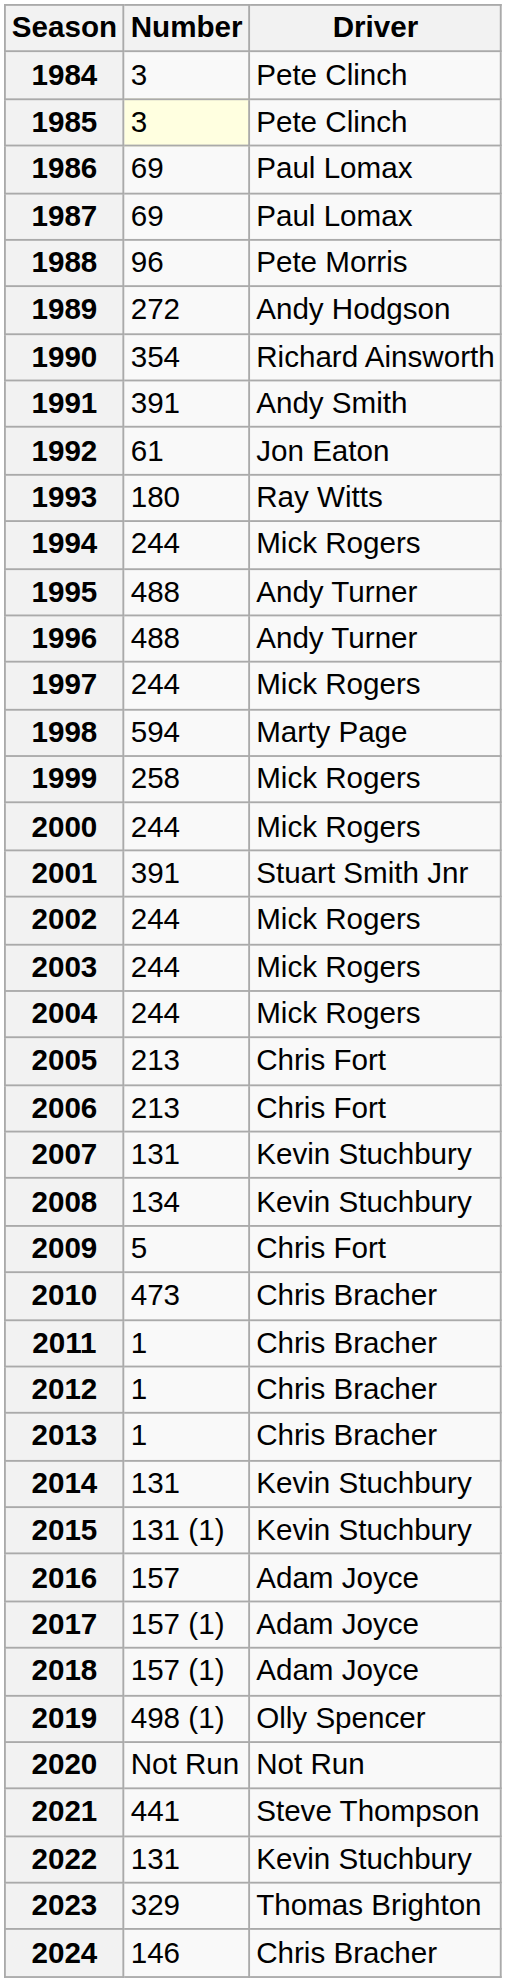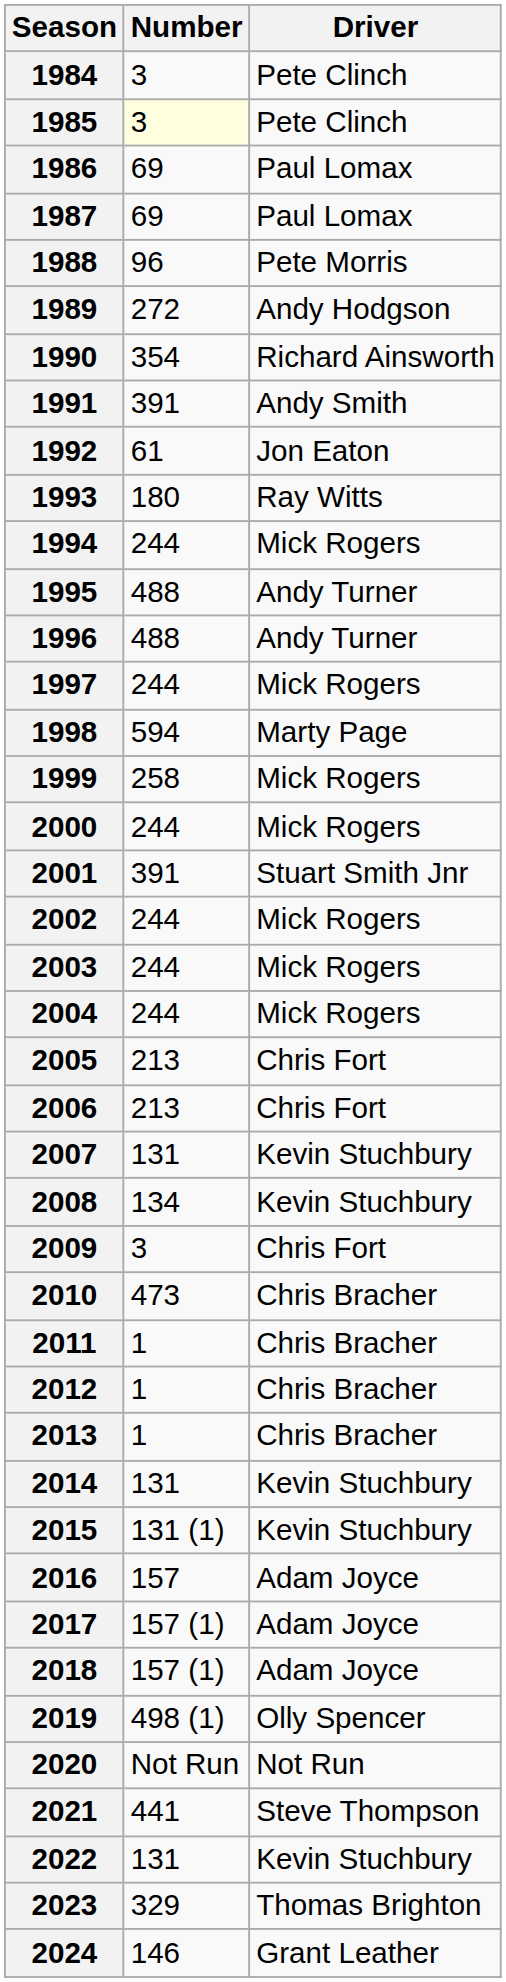(139, 1248) 5 -> (139, 1248) 3
(347, 1952) Chris Bracher -> (348, 1952) Grant Leather
